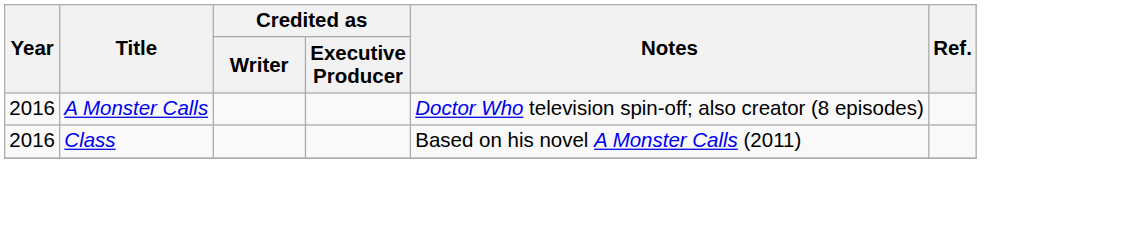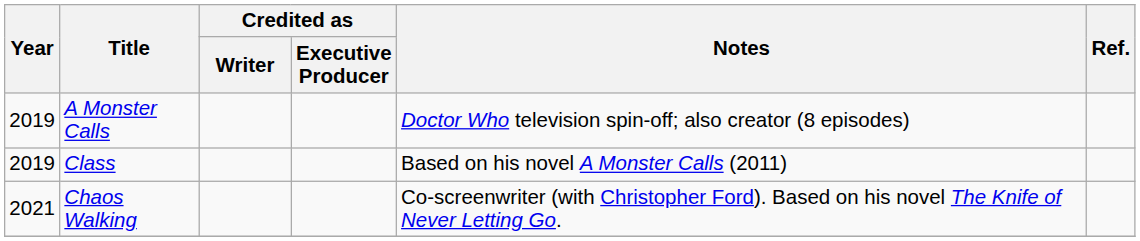(32, 108) 2016 -> (32, 120) 2019
(32, 141) 2016 -> (32, 164) 2019
+ row: (101, 208)
